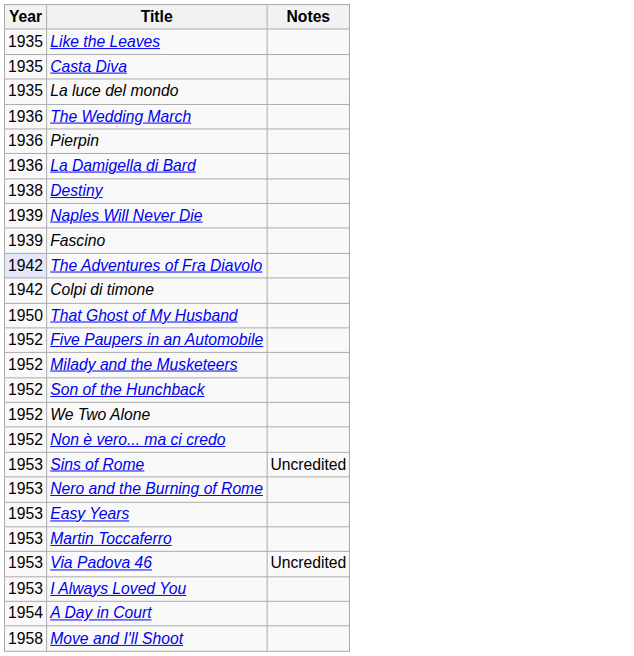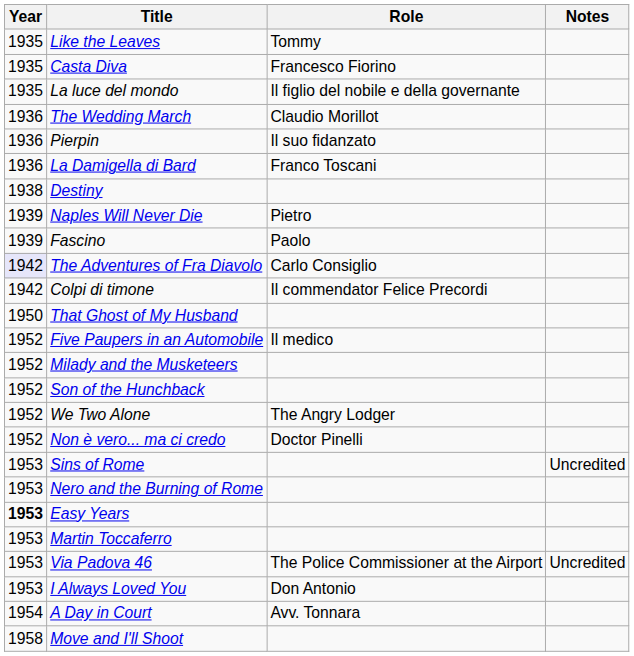+ column: (406, 16)
(26, 514) normal -> (26, 514) bold
